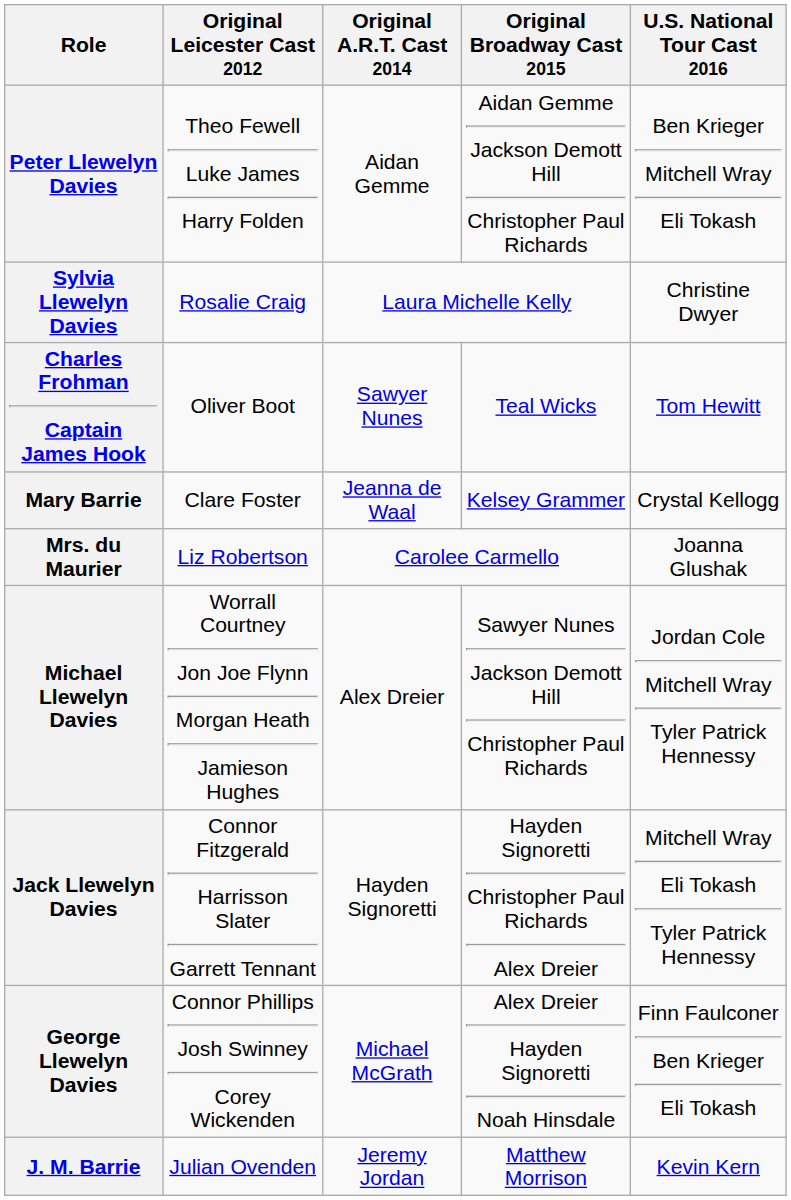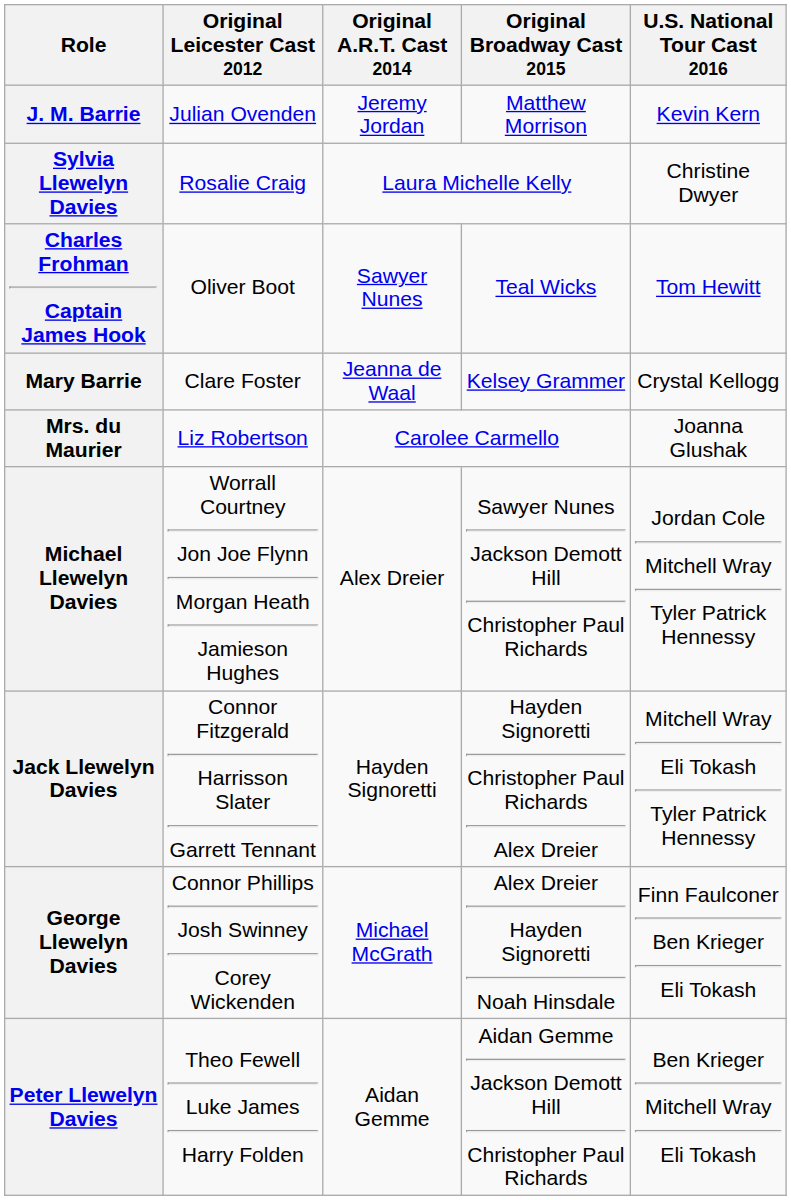rows swapped: (84, 1166) <-> (84, 173)
